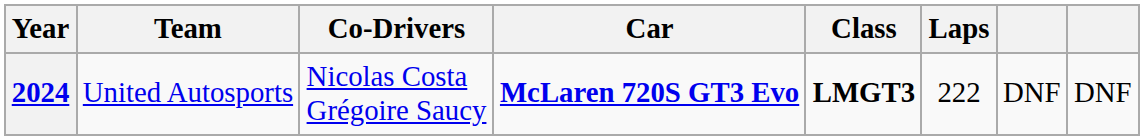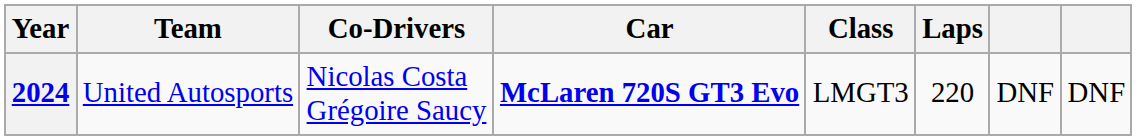(864, 93) bold -> (861, 93) normal
(959, 93) 222 -> (953, 93) 220
